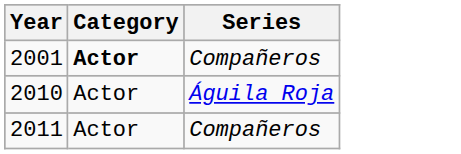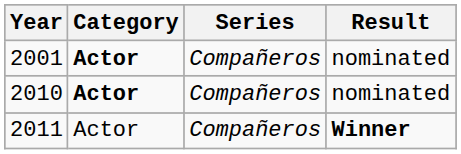+ column: (391, 23)
(106, 94) normal -> (106, 94) bold
(262, 94) Águila Roja -> (255, 94) Compañeros
